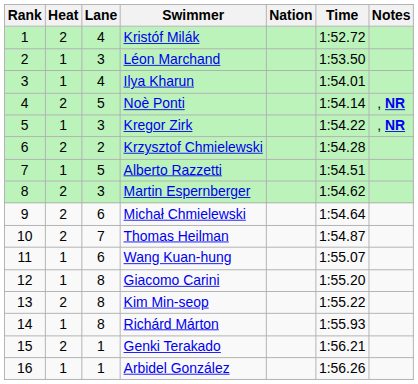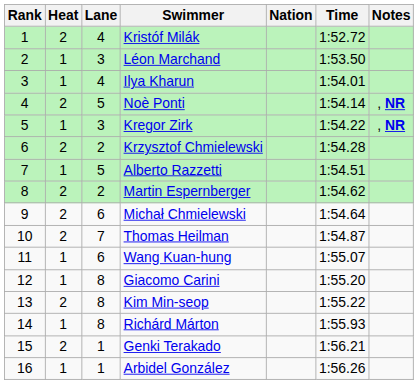(101, 192) 3 -> (101, 192) 2
